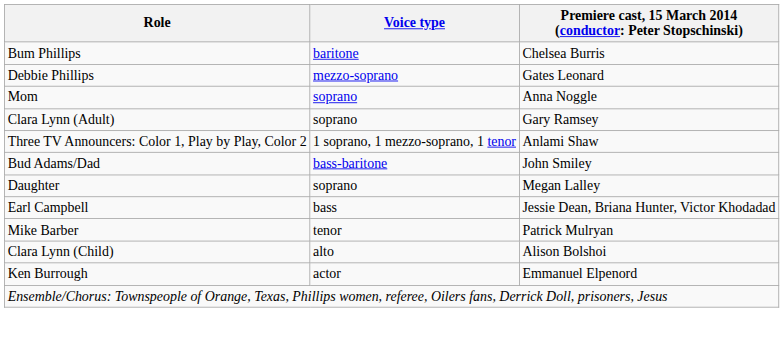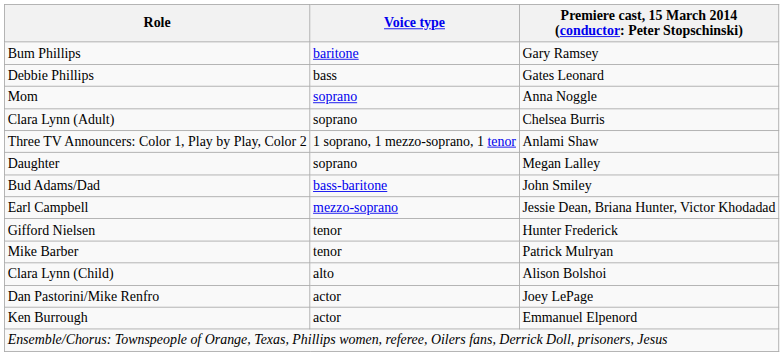(564, 53) Chelsea Burris -> (560, 53) Gary Ramsey
(356, 75) mezzo-soprano -> (325, 75) bass
(560, 119) Gary Ramsey -> (564, 119) Chelsea Burris
rows swapped: (34, 185) <-> (54, 163)
(325, 207) bass -> (356, 207) mezzo-soprano
+ row: (51, 229)
+ row: (83, 296)
